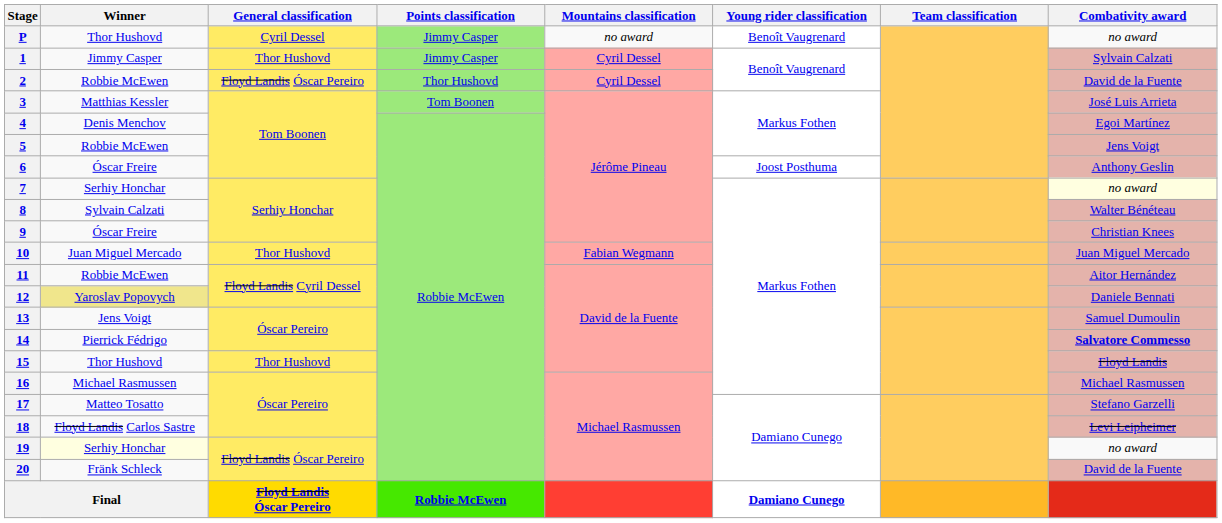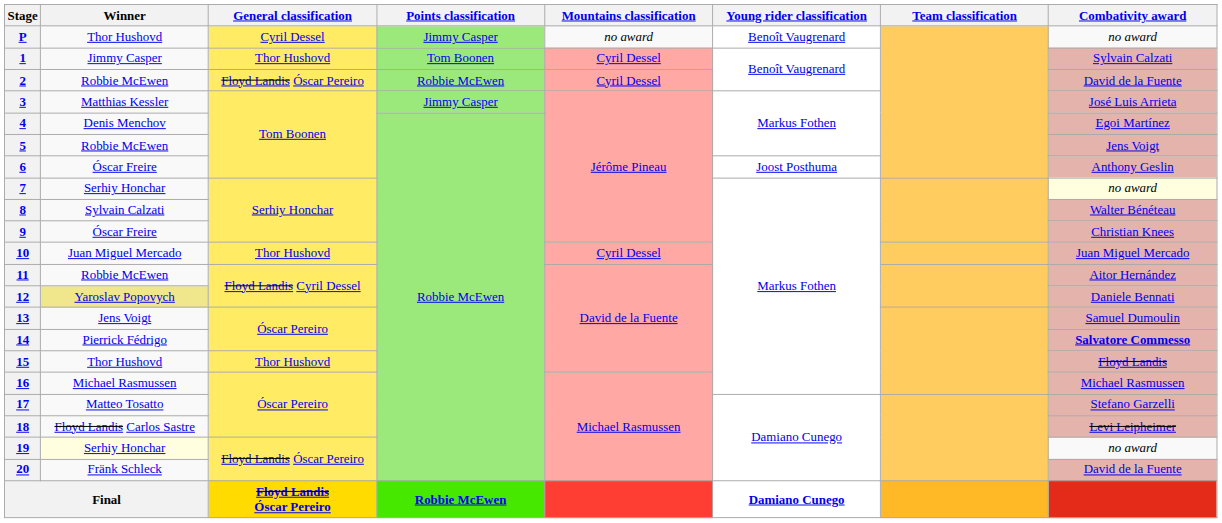(461, 58) Jimmy Casper -> (461, 58) Tom Boonen
(461, 80) Thor Hushovd -> (461, 80) Robbie McEwen
(461, 102) Tom Boonen -> (461, 102) Jimmy Casper
(629, 253) Fabian Wegmann -> (629, 253) Cyril Dessel
